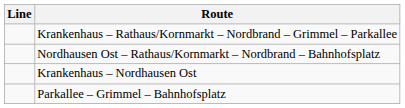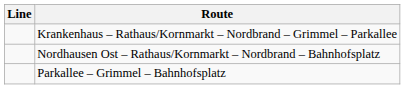- row: (117, 73)
